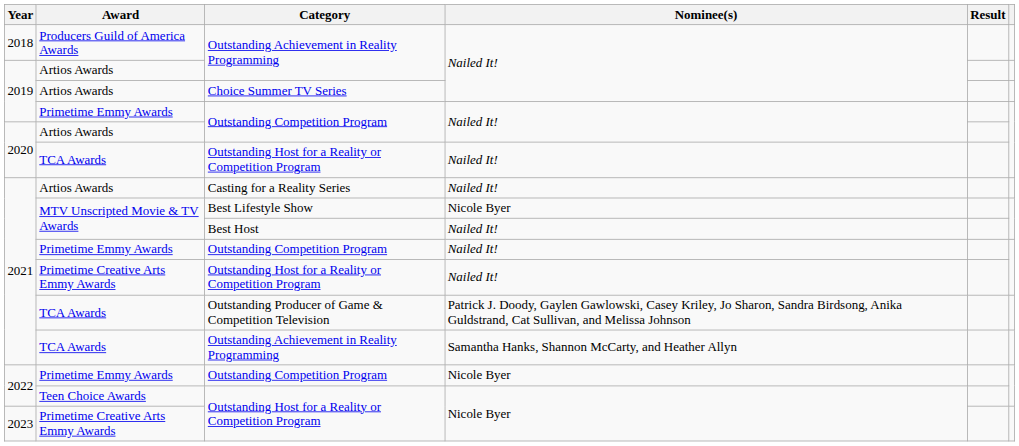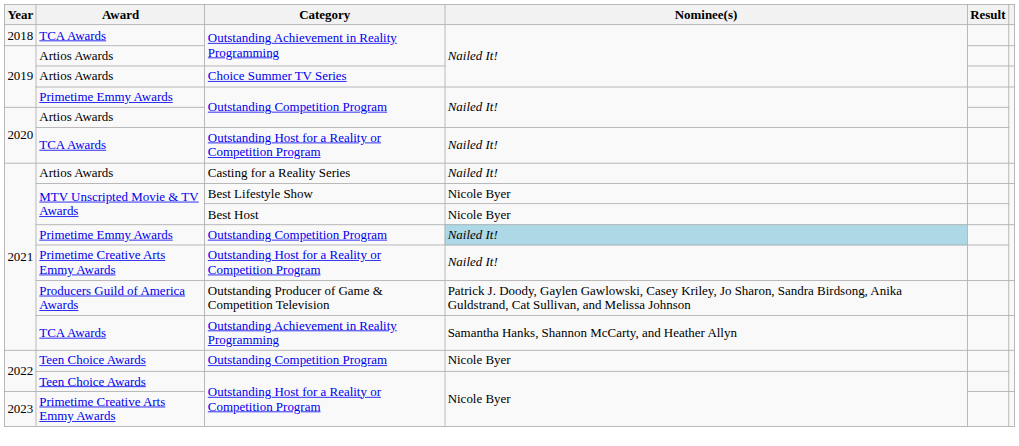(112, 42) Producers Guild of America Awards -> (73, 35) TCA Awards
(473, 228) Nailed It! -> (479, 214) Nicole Byer
(473, 249) no background -> (473, 234) lightblue background
(73, 312) TCA Awards -> (112, 297) Producers Guild of America Awards
(106, 375) Primetime Emmy Awards -> (93, 360) Teen Choice Awards
